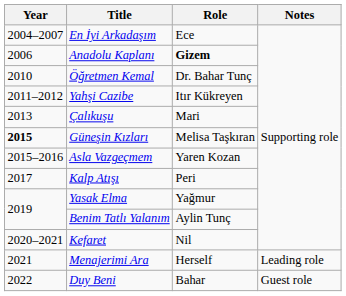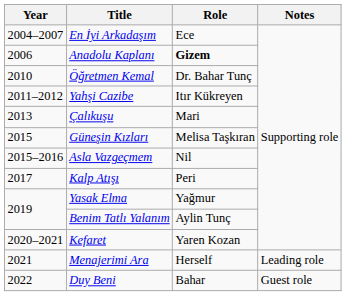(20, 137) bold -> (20, 137) normal
(208, 157) Yaren Kozan -> (184, 157) Nil
(184, 239) Nil -> (208, 239) Yaren Kozan
